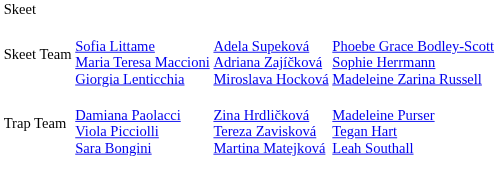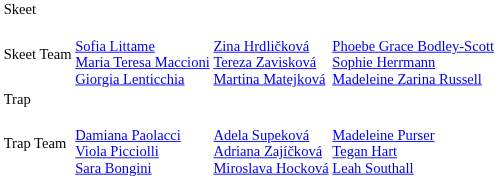(271, 62) Adela Supeková Adriana Zajíčková Miroslava Hocková -> (269, 62) Zina Hrdličková Tereza Zavisková Martina Matejková
+ row: (17, 99)
(269, 131) Zina Hrdličková Tereza Zavisková Martina Matejková -> (271, 151) Adela Supeková Adriana Zajíčková Miroslava Hocková
